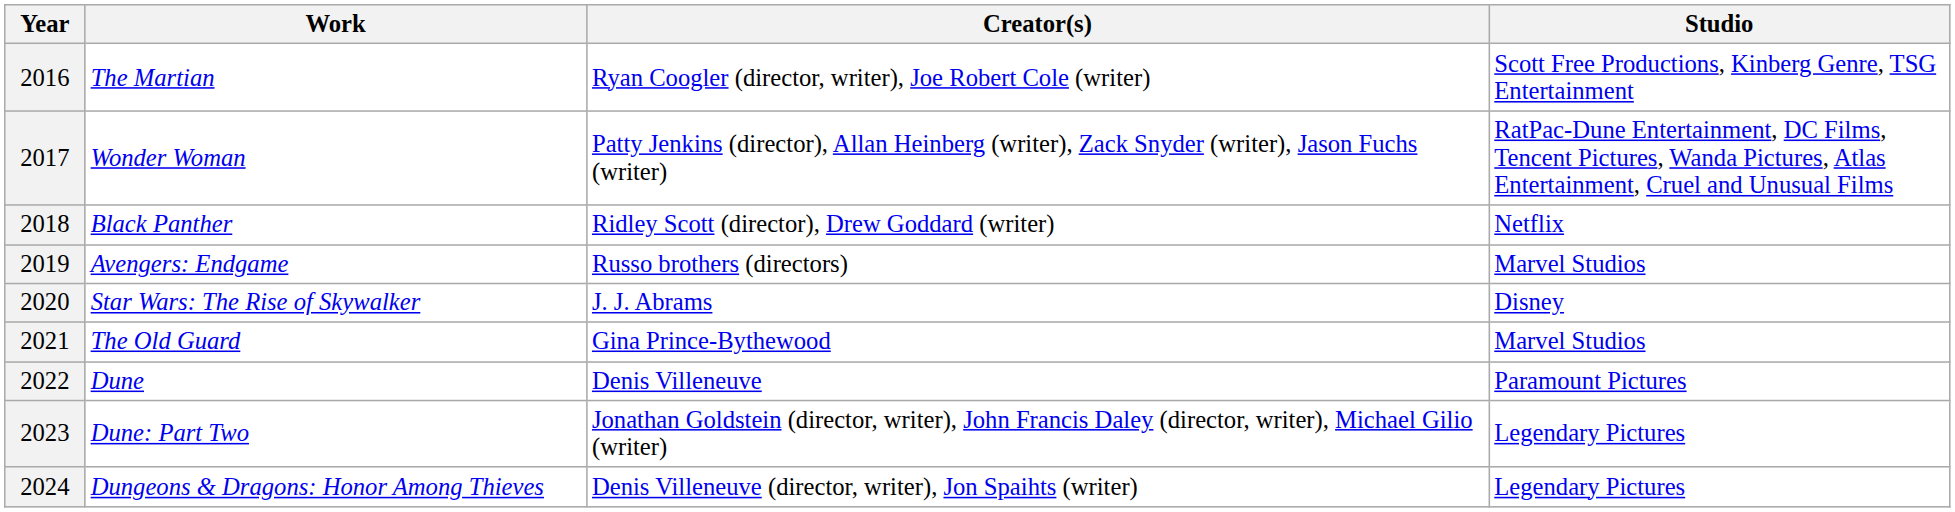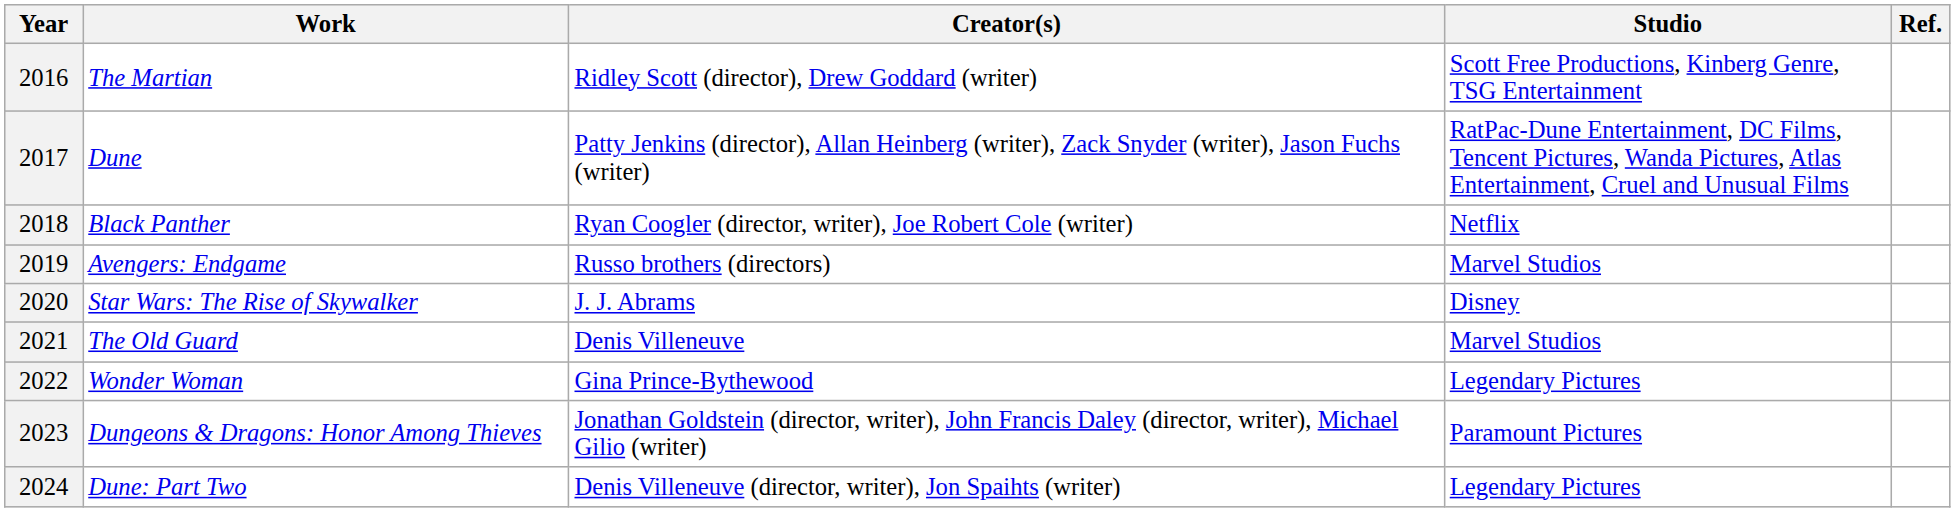+ column: (1921, 24)
(871, 76) Ryan Coogler (director, writer), Joe Robert Cole (writer) -> (806, 76) Ridley Scott (director), Drew Goddard (writer)
(168, 157) Wonder Woman -> (115, 157) Dune
(823, 224) Ridley Scott (director), Drew Goddard (writer) -> (854, 224) Ryan Coogler (director, writer), Joe Robert Cole (writer)
(711, 341) Gina Prince-Bythewood -> (659, 341) Denis Villeneuve
(117, 380) Dune -> (166, 380) Wonder Woman
(677, 380) Denis Villeneuve -> (694, 380) Gina Prince-Bythewood
(1590, 380) Paramount Pictures -> (1545, 380) Legendary Pictures
(170, 433) Dune: Part Two -> (315, 433) Dungeons & Dragons: Honor Among Thieves
(1590, 433) Legendary Pictures -> (1546, 433) Paramount Pictures
(317, 486) Dungeons & Dragons: Honor Among Thieves -> (167, 486) Dune: Part Two
